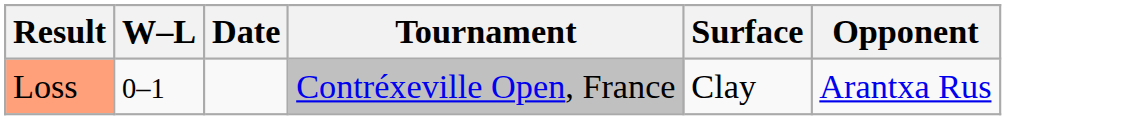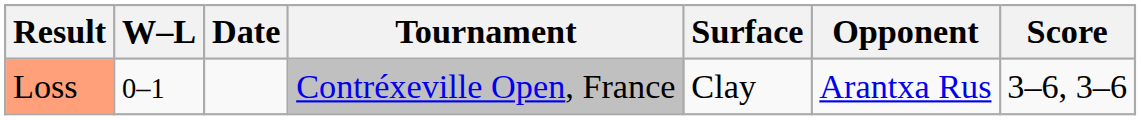+ column: (1067, 31)
